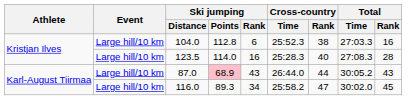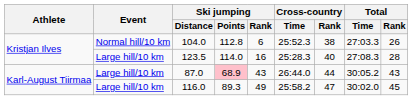(130, 42) Large hill/10 km -> (133, 42) Normal hill/10 km
(388, 42) 16 -> (394, 42) 26
(254, 88) 34 -> (261, 88) 49
